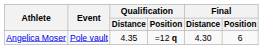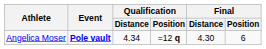(89, 38) normal -> (90, 38) bold
(129, 38) 4.35 -> (132, 38) 4.34
